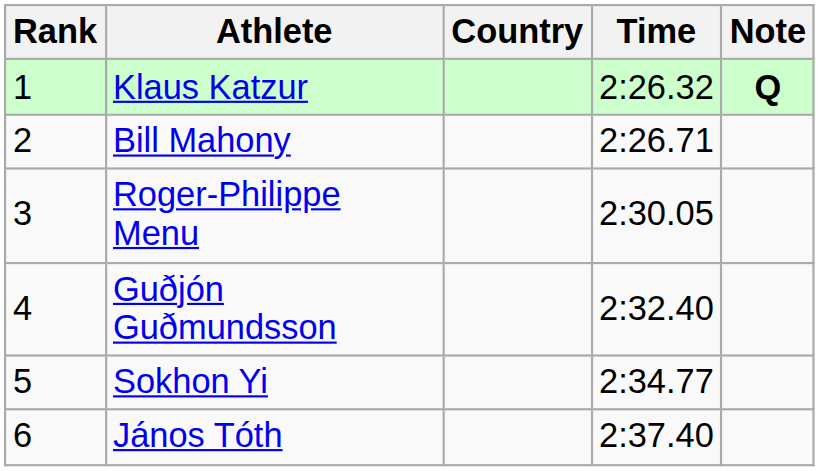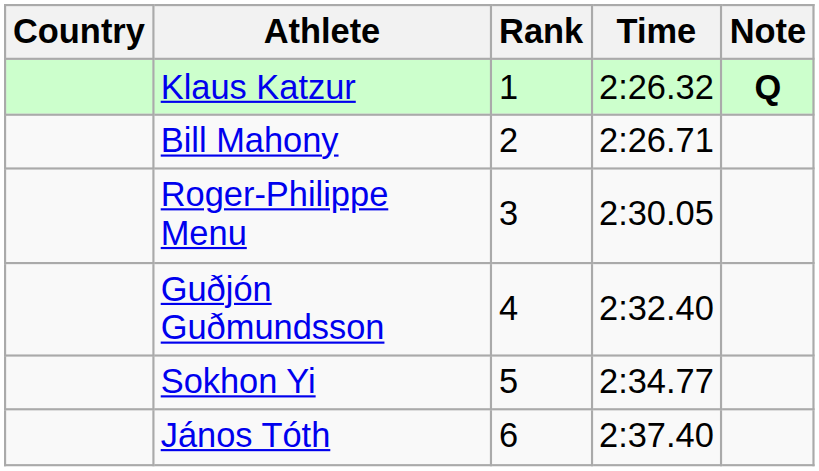columns swapped: (55, 31) <-> (517, 31)
